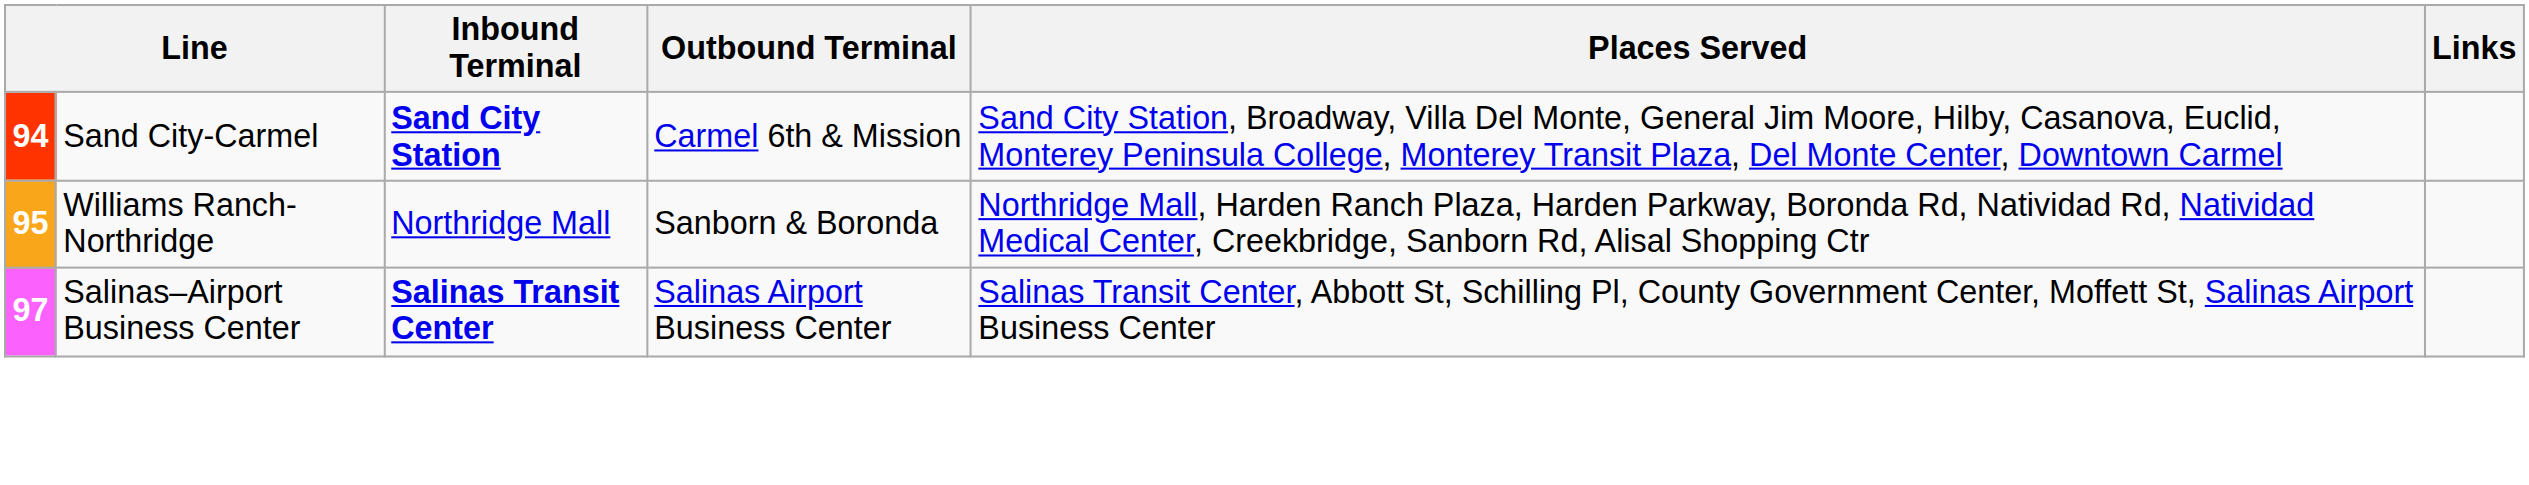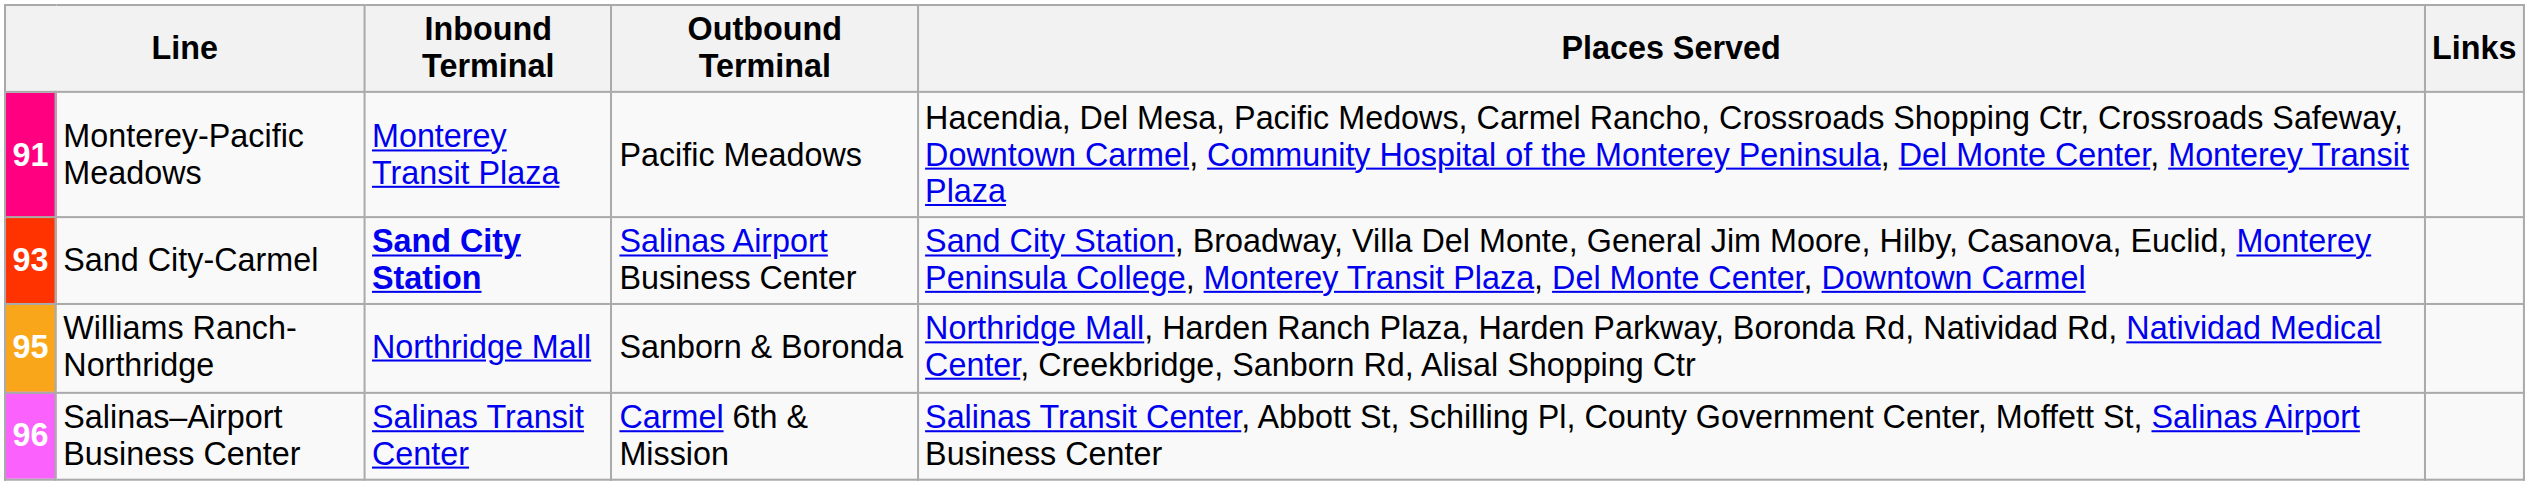+ row: (184, 154)
(30, 135) 94 -> (30, 259) 93
(808, 135) Carmel 6th & Mission -> (738, 259) Salinas Airport Business Center
(30, 311) 97 -> (30, 435) 96
(505, 311) bold -> (478, 435) normal
(773, 311) Salinas Airport Business Center -> (714, 435) Carmel 6th & Mission
